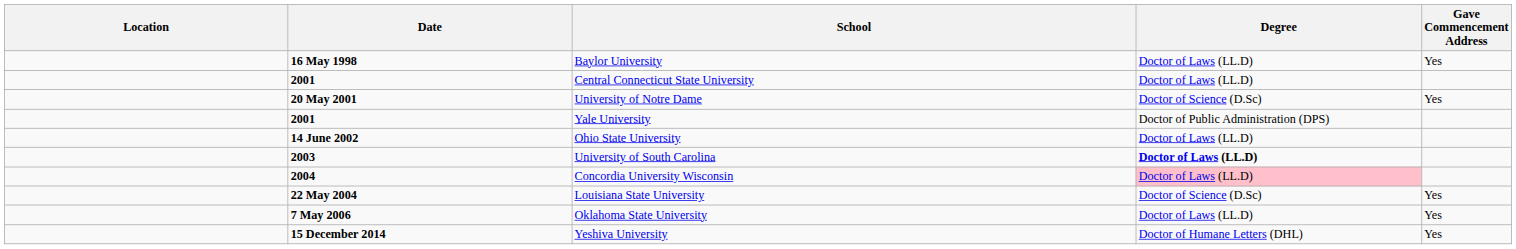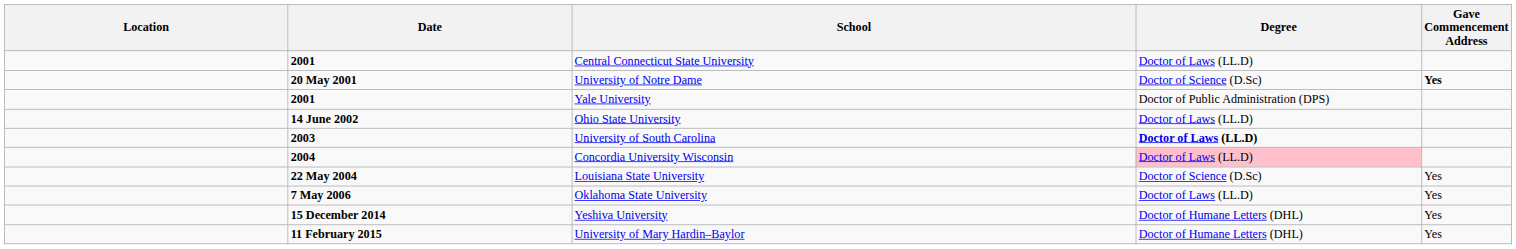- row: (618, 60)
(1433, 99) normal -> (1433, 80) bold
+ row: (660, 234)
